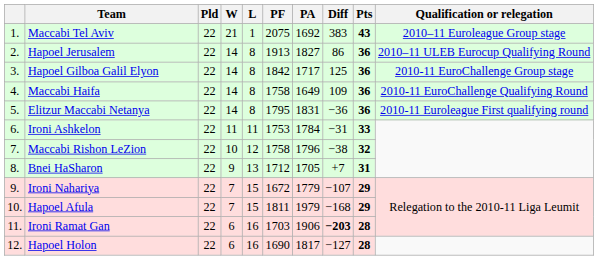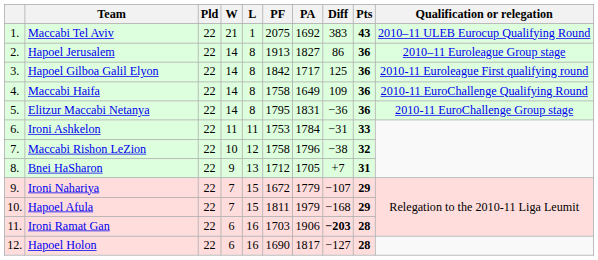(484, 33) 2010–11 Euroleague Group stage -> (484, 33) 2010–11 ULEB Eurocup Qualifying Round
(484, 52) 2010–11 ULEB Eurocup Qualifying Round -> (484, 52) 2010–11 Euroleague Group stage
(484, 71) 2010-11 EuroChallenge Group stage -> (484, 71) 2010-11 Euroleague First qualifying round
(484, 110) 2010-11 Euroleague First qualifying round -> (484, 110) 2010-11 EuroChallenge Group stage
